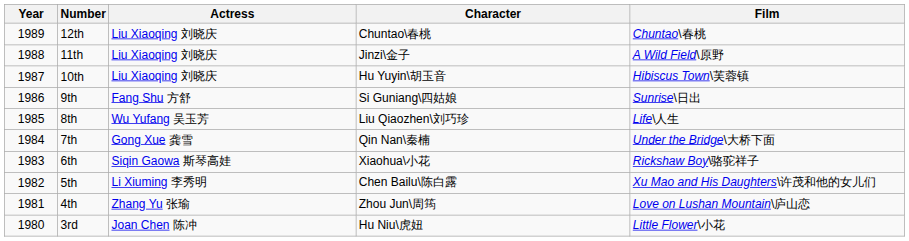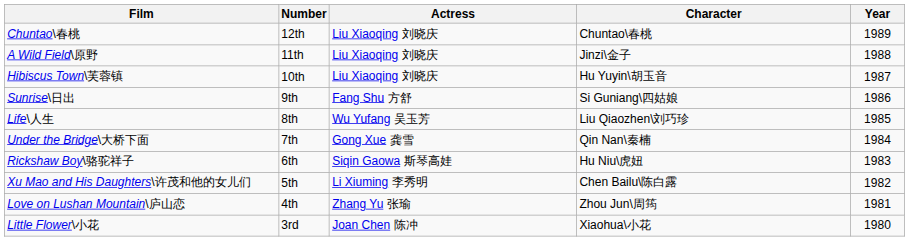columns swapped: (31, 14) <-> (767, 14)
(394, 161) Xiaohua\小花 -> (611, 161) Hu Niu\虎妞
(391, 225) Hu Niu\虎妞 -> (615, 225) Xiaohua\小花
